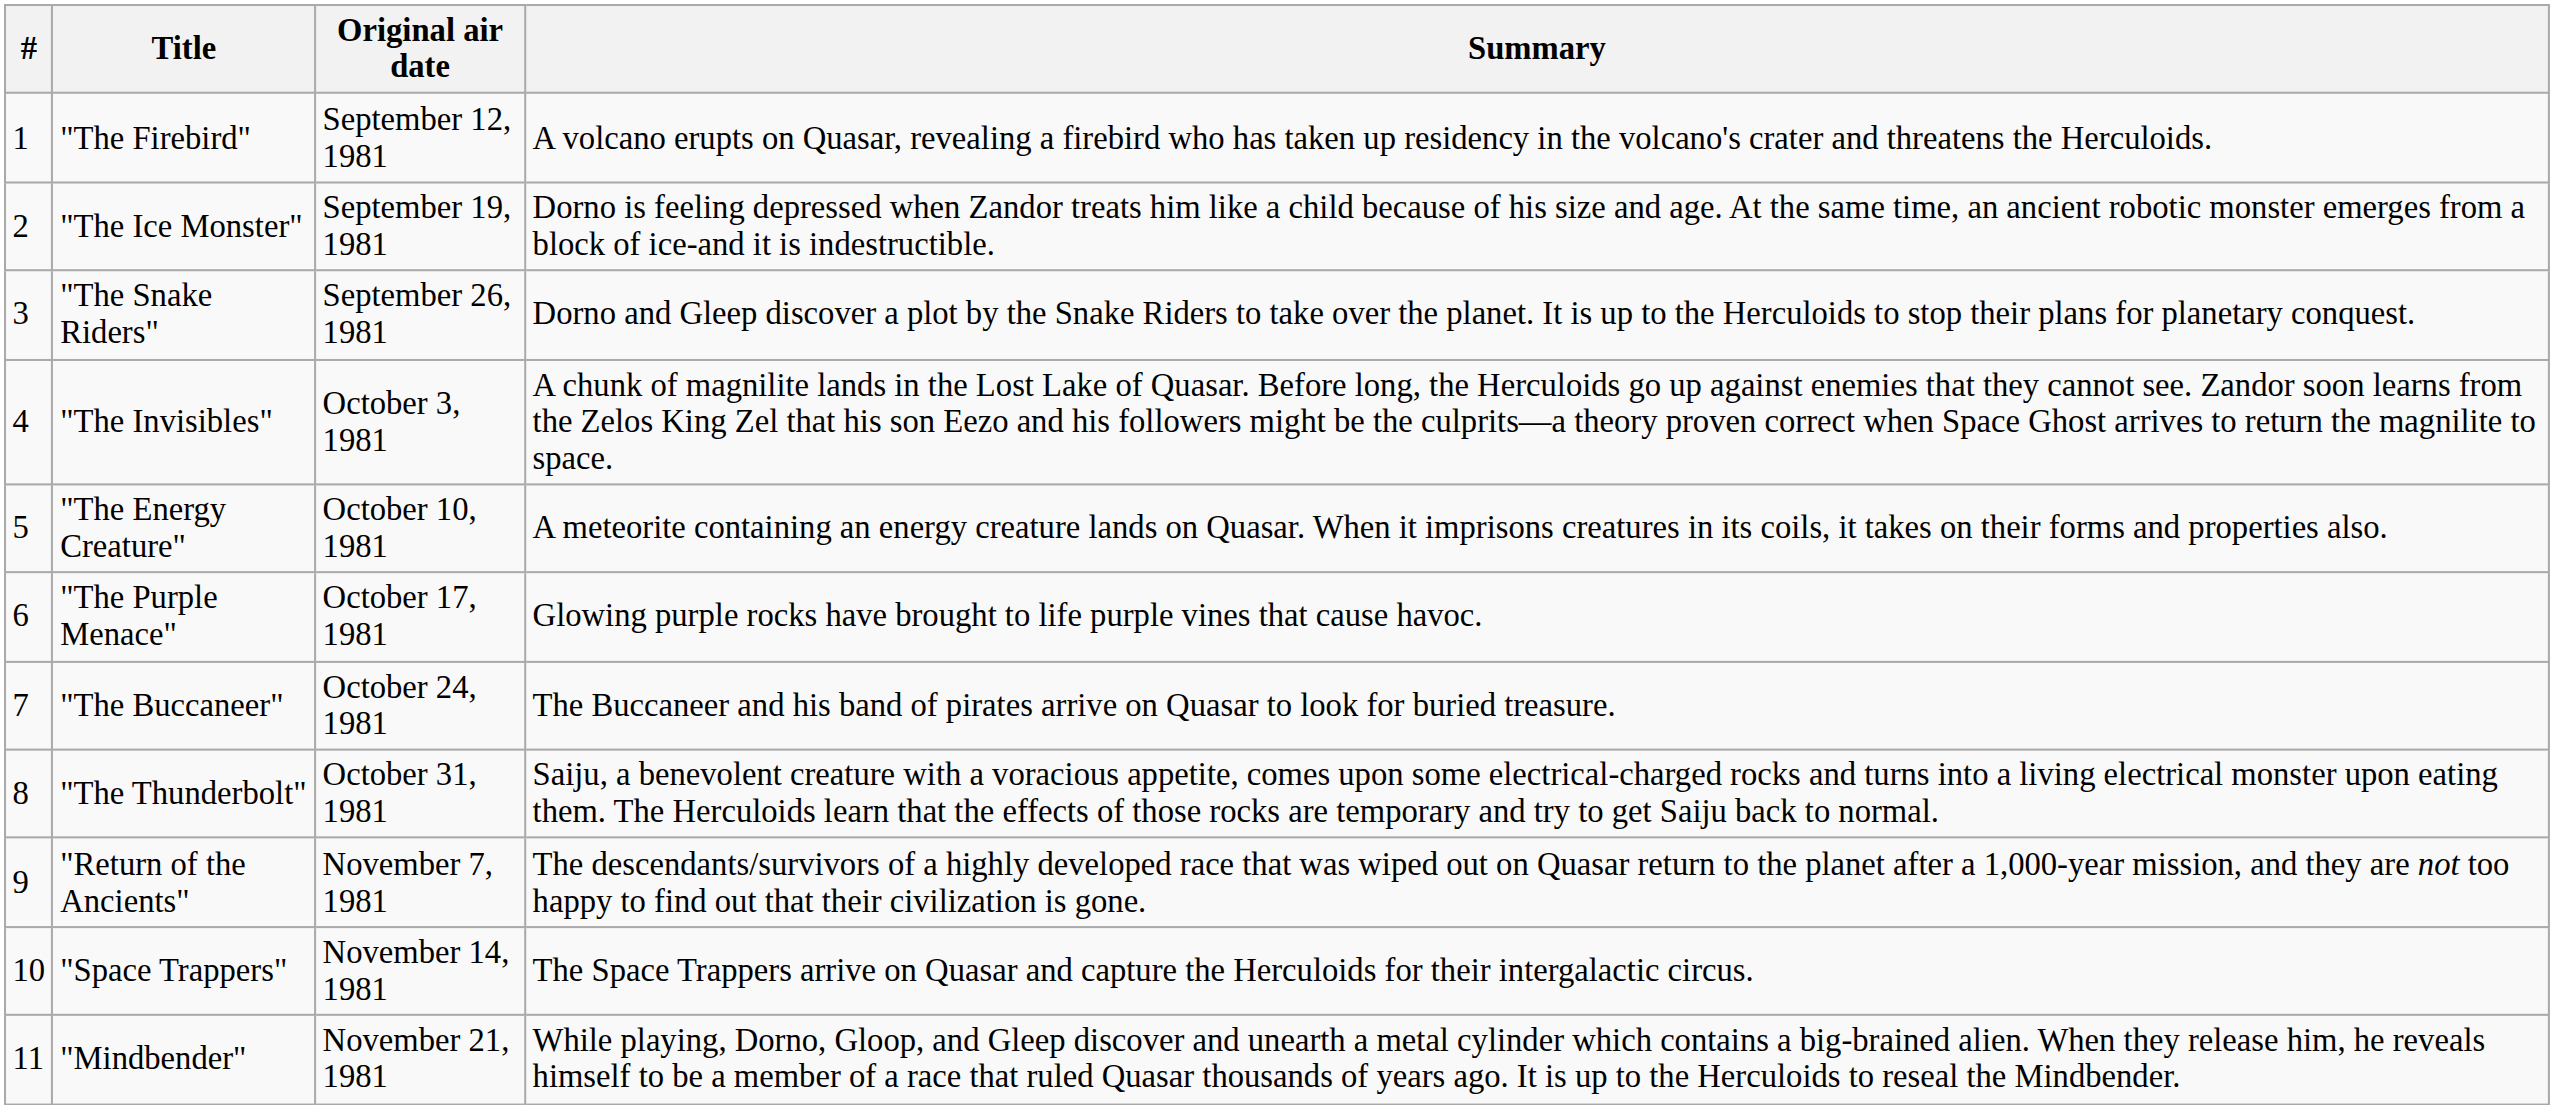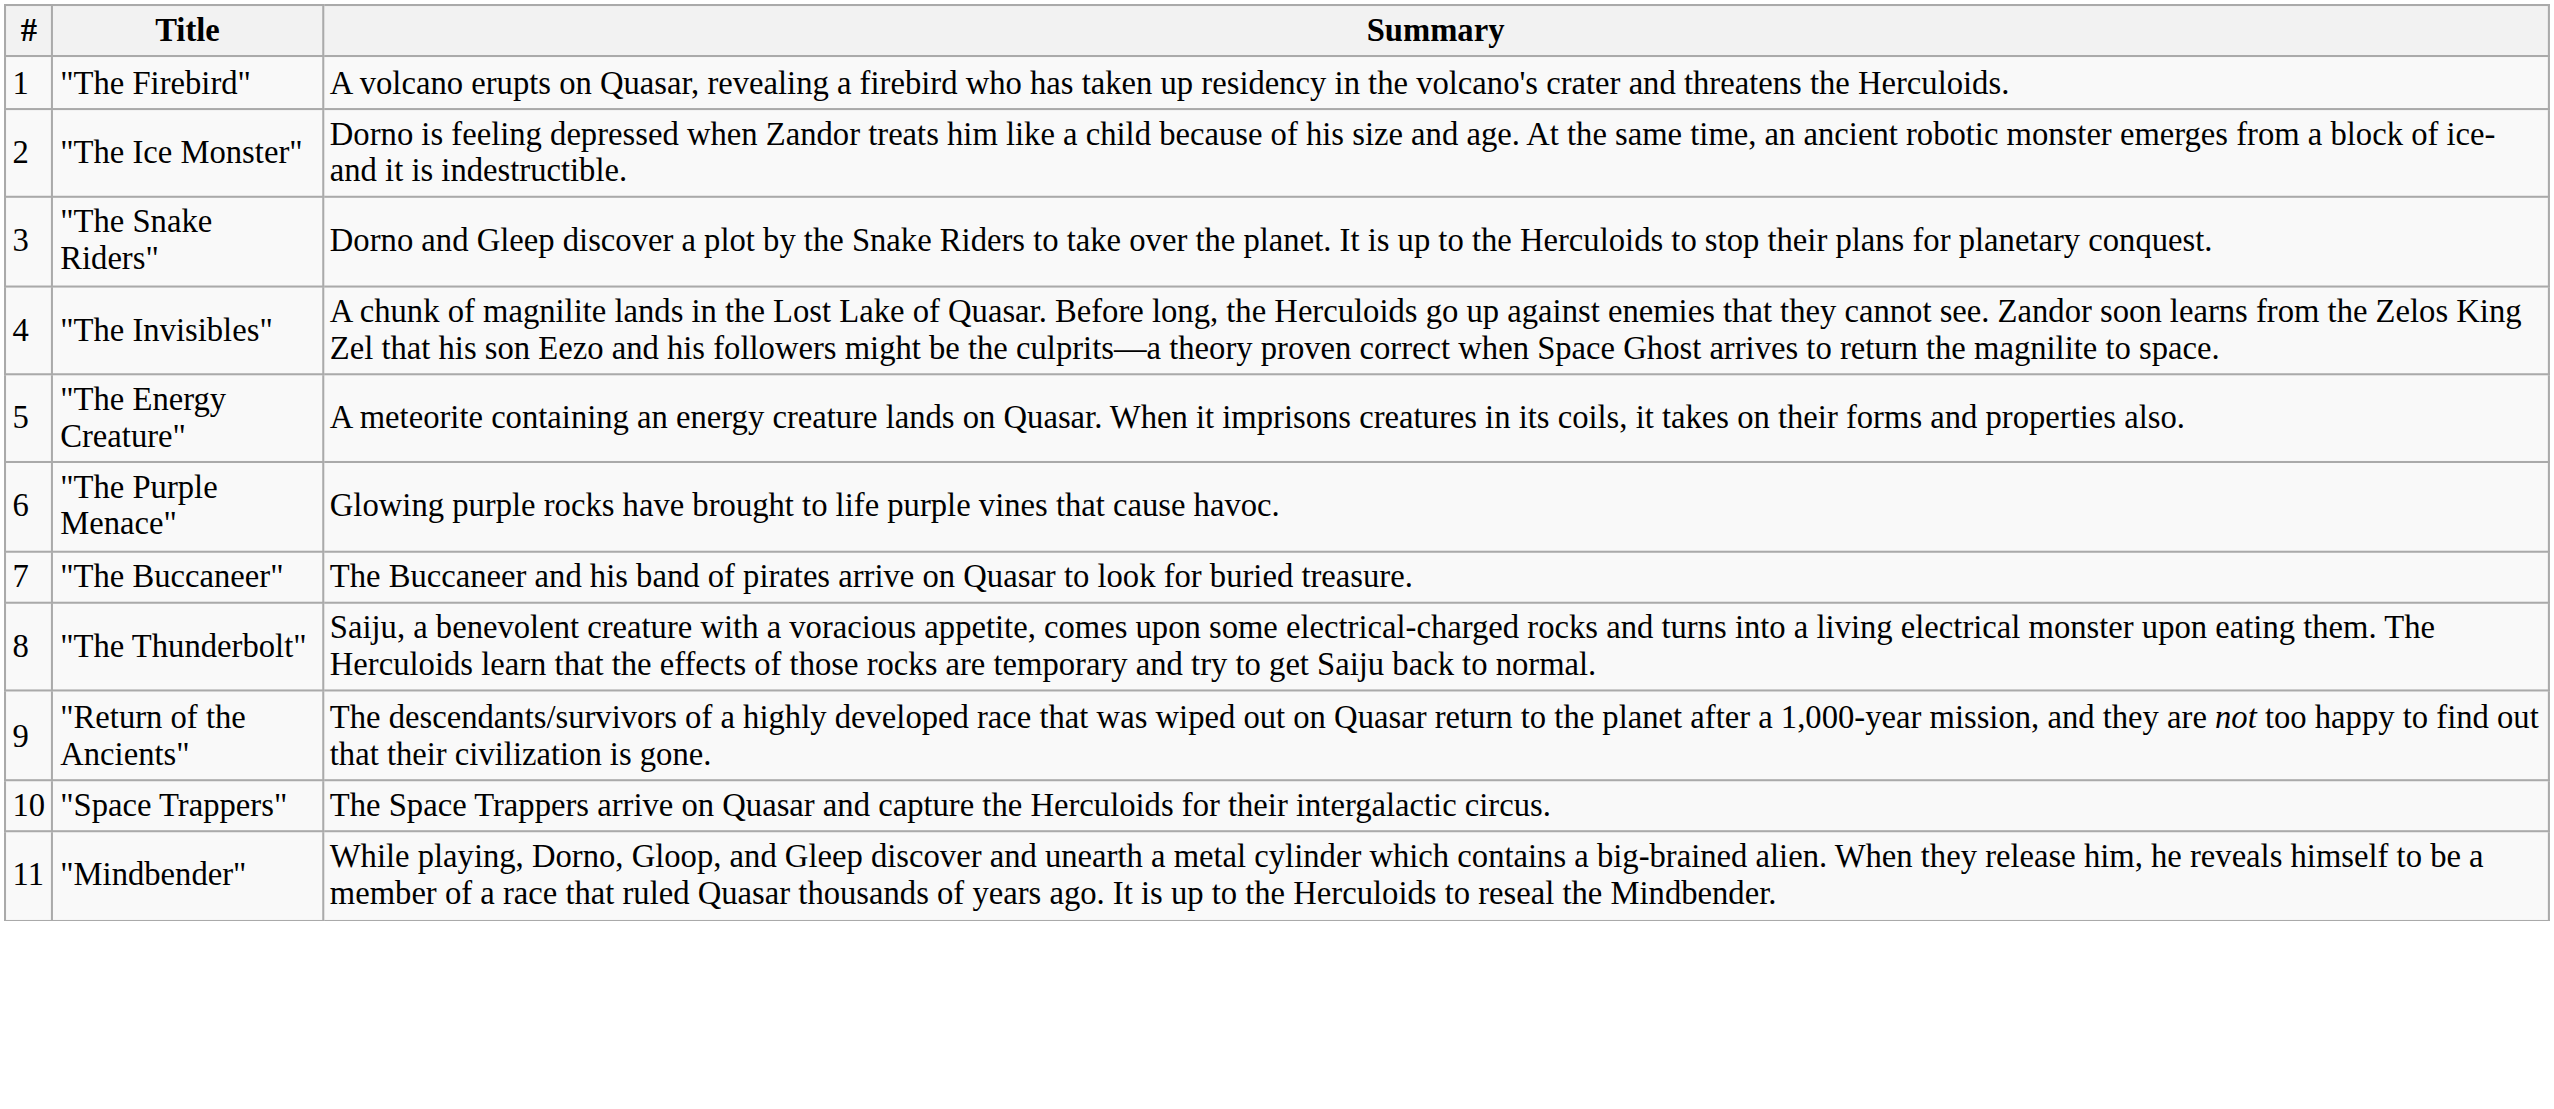- column: (420, 48)
